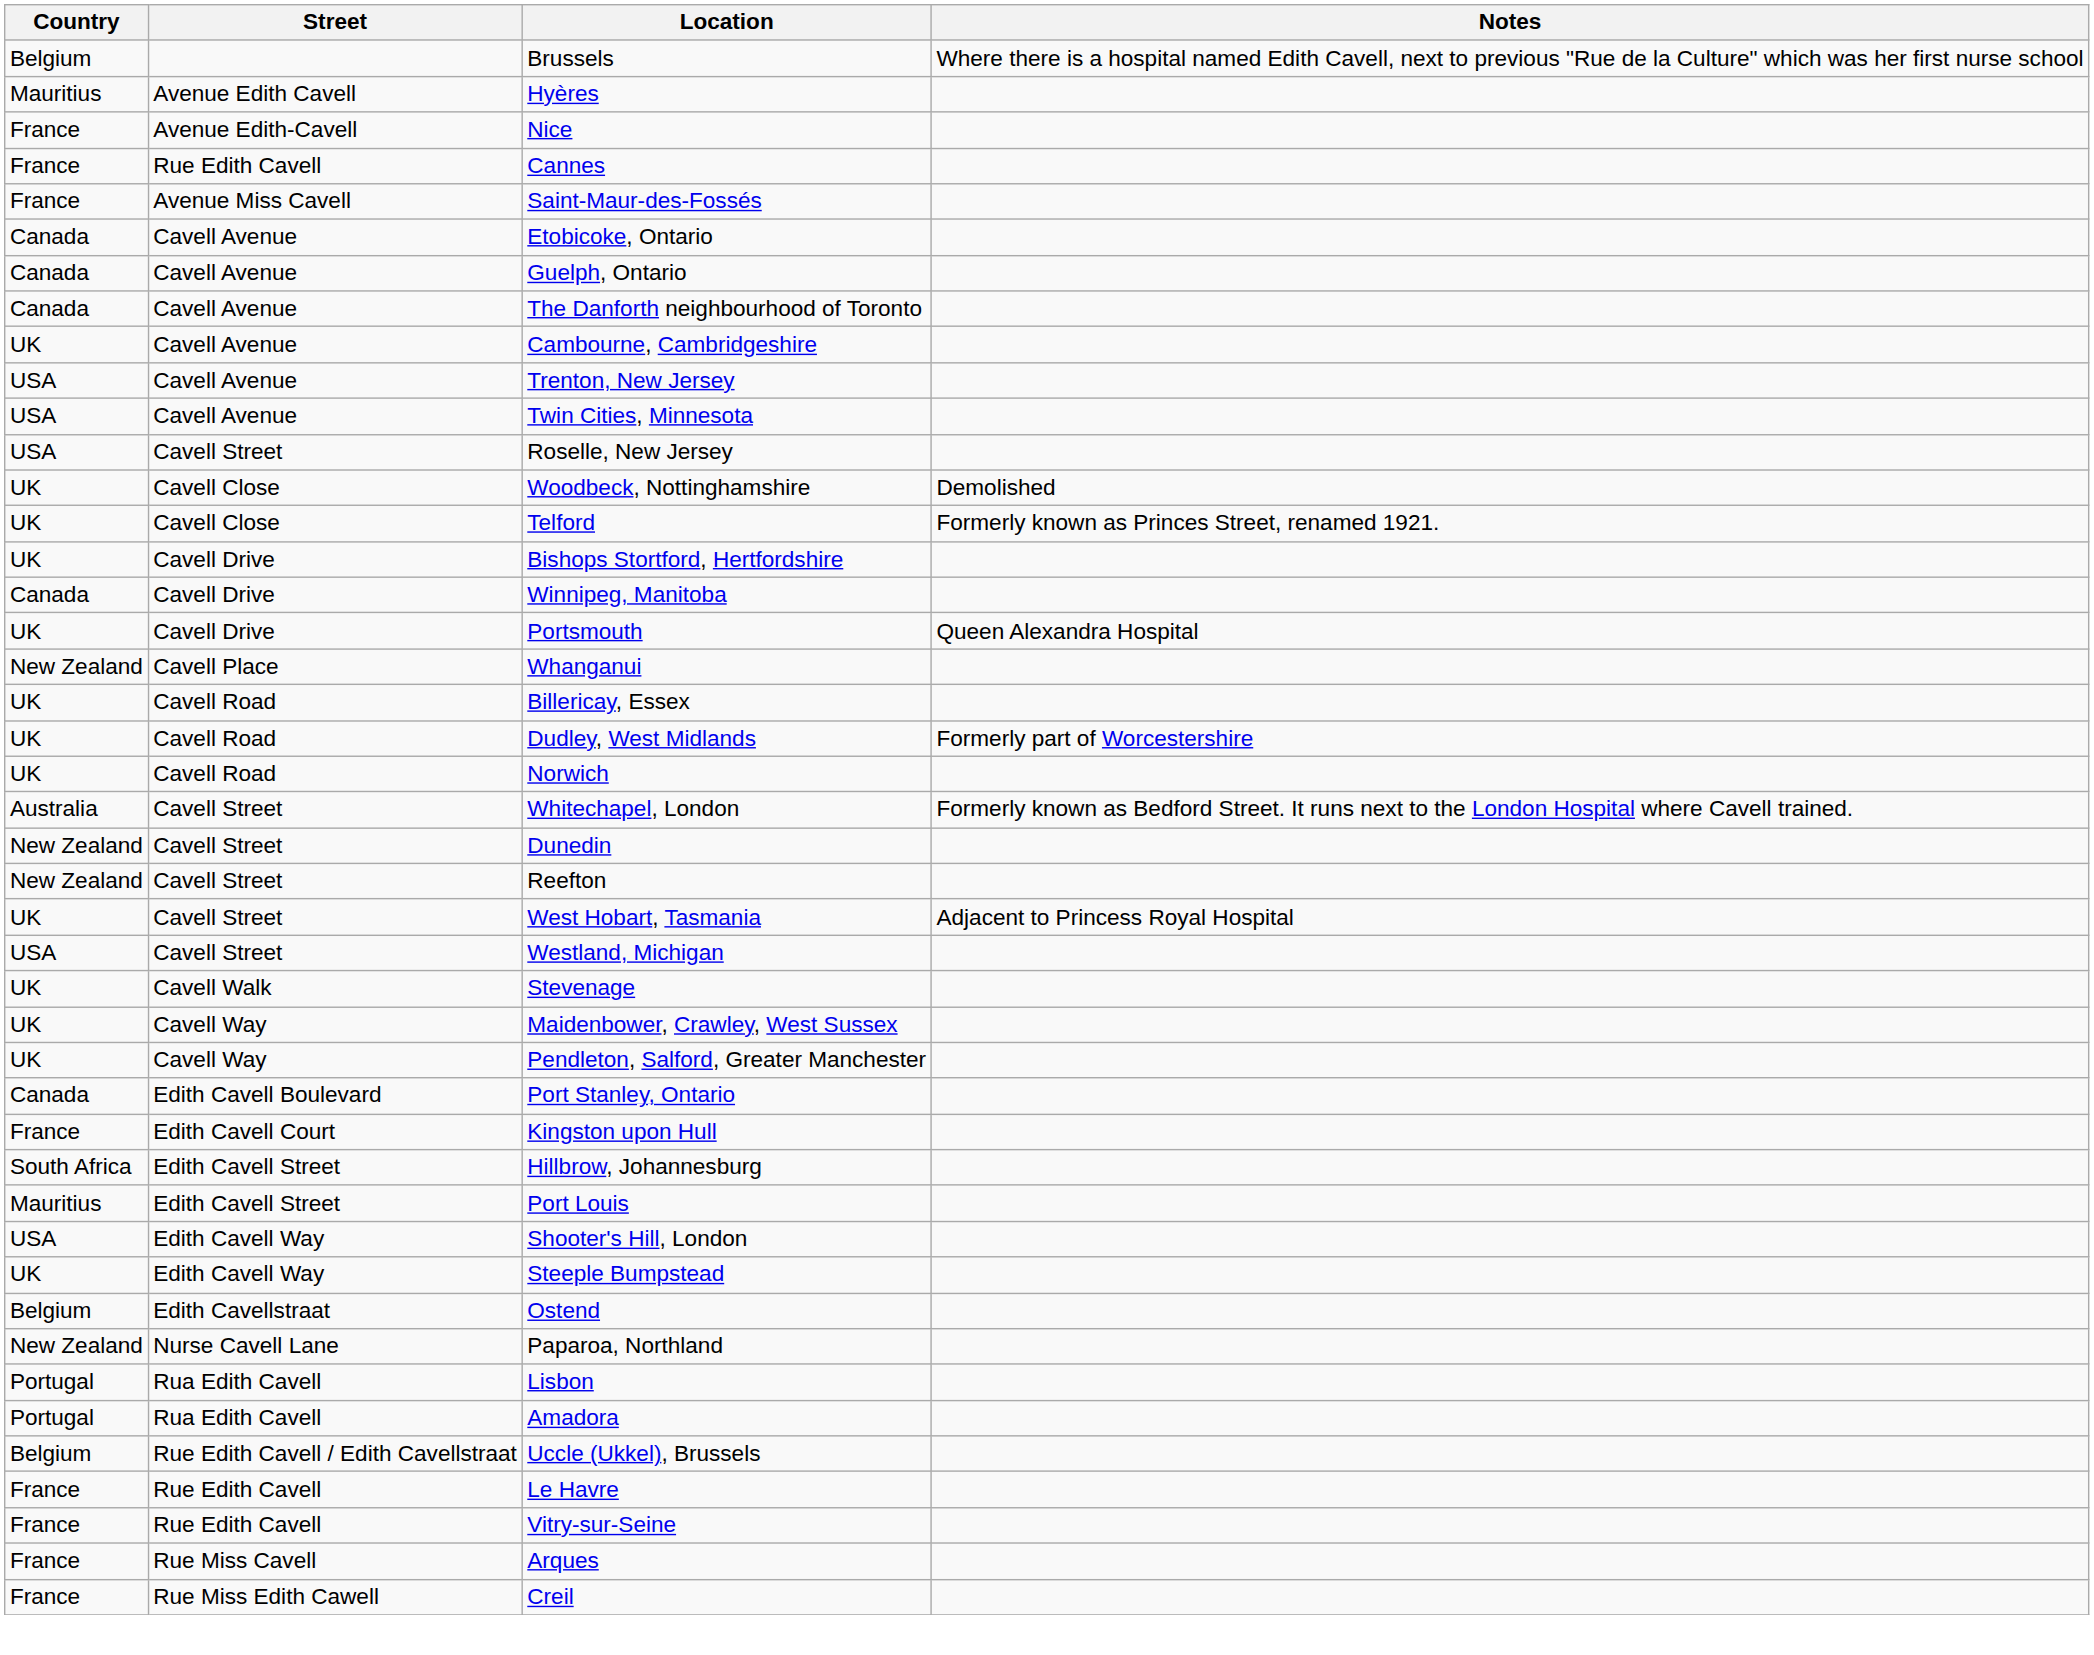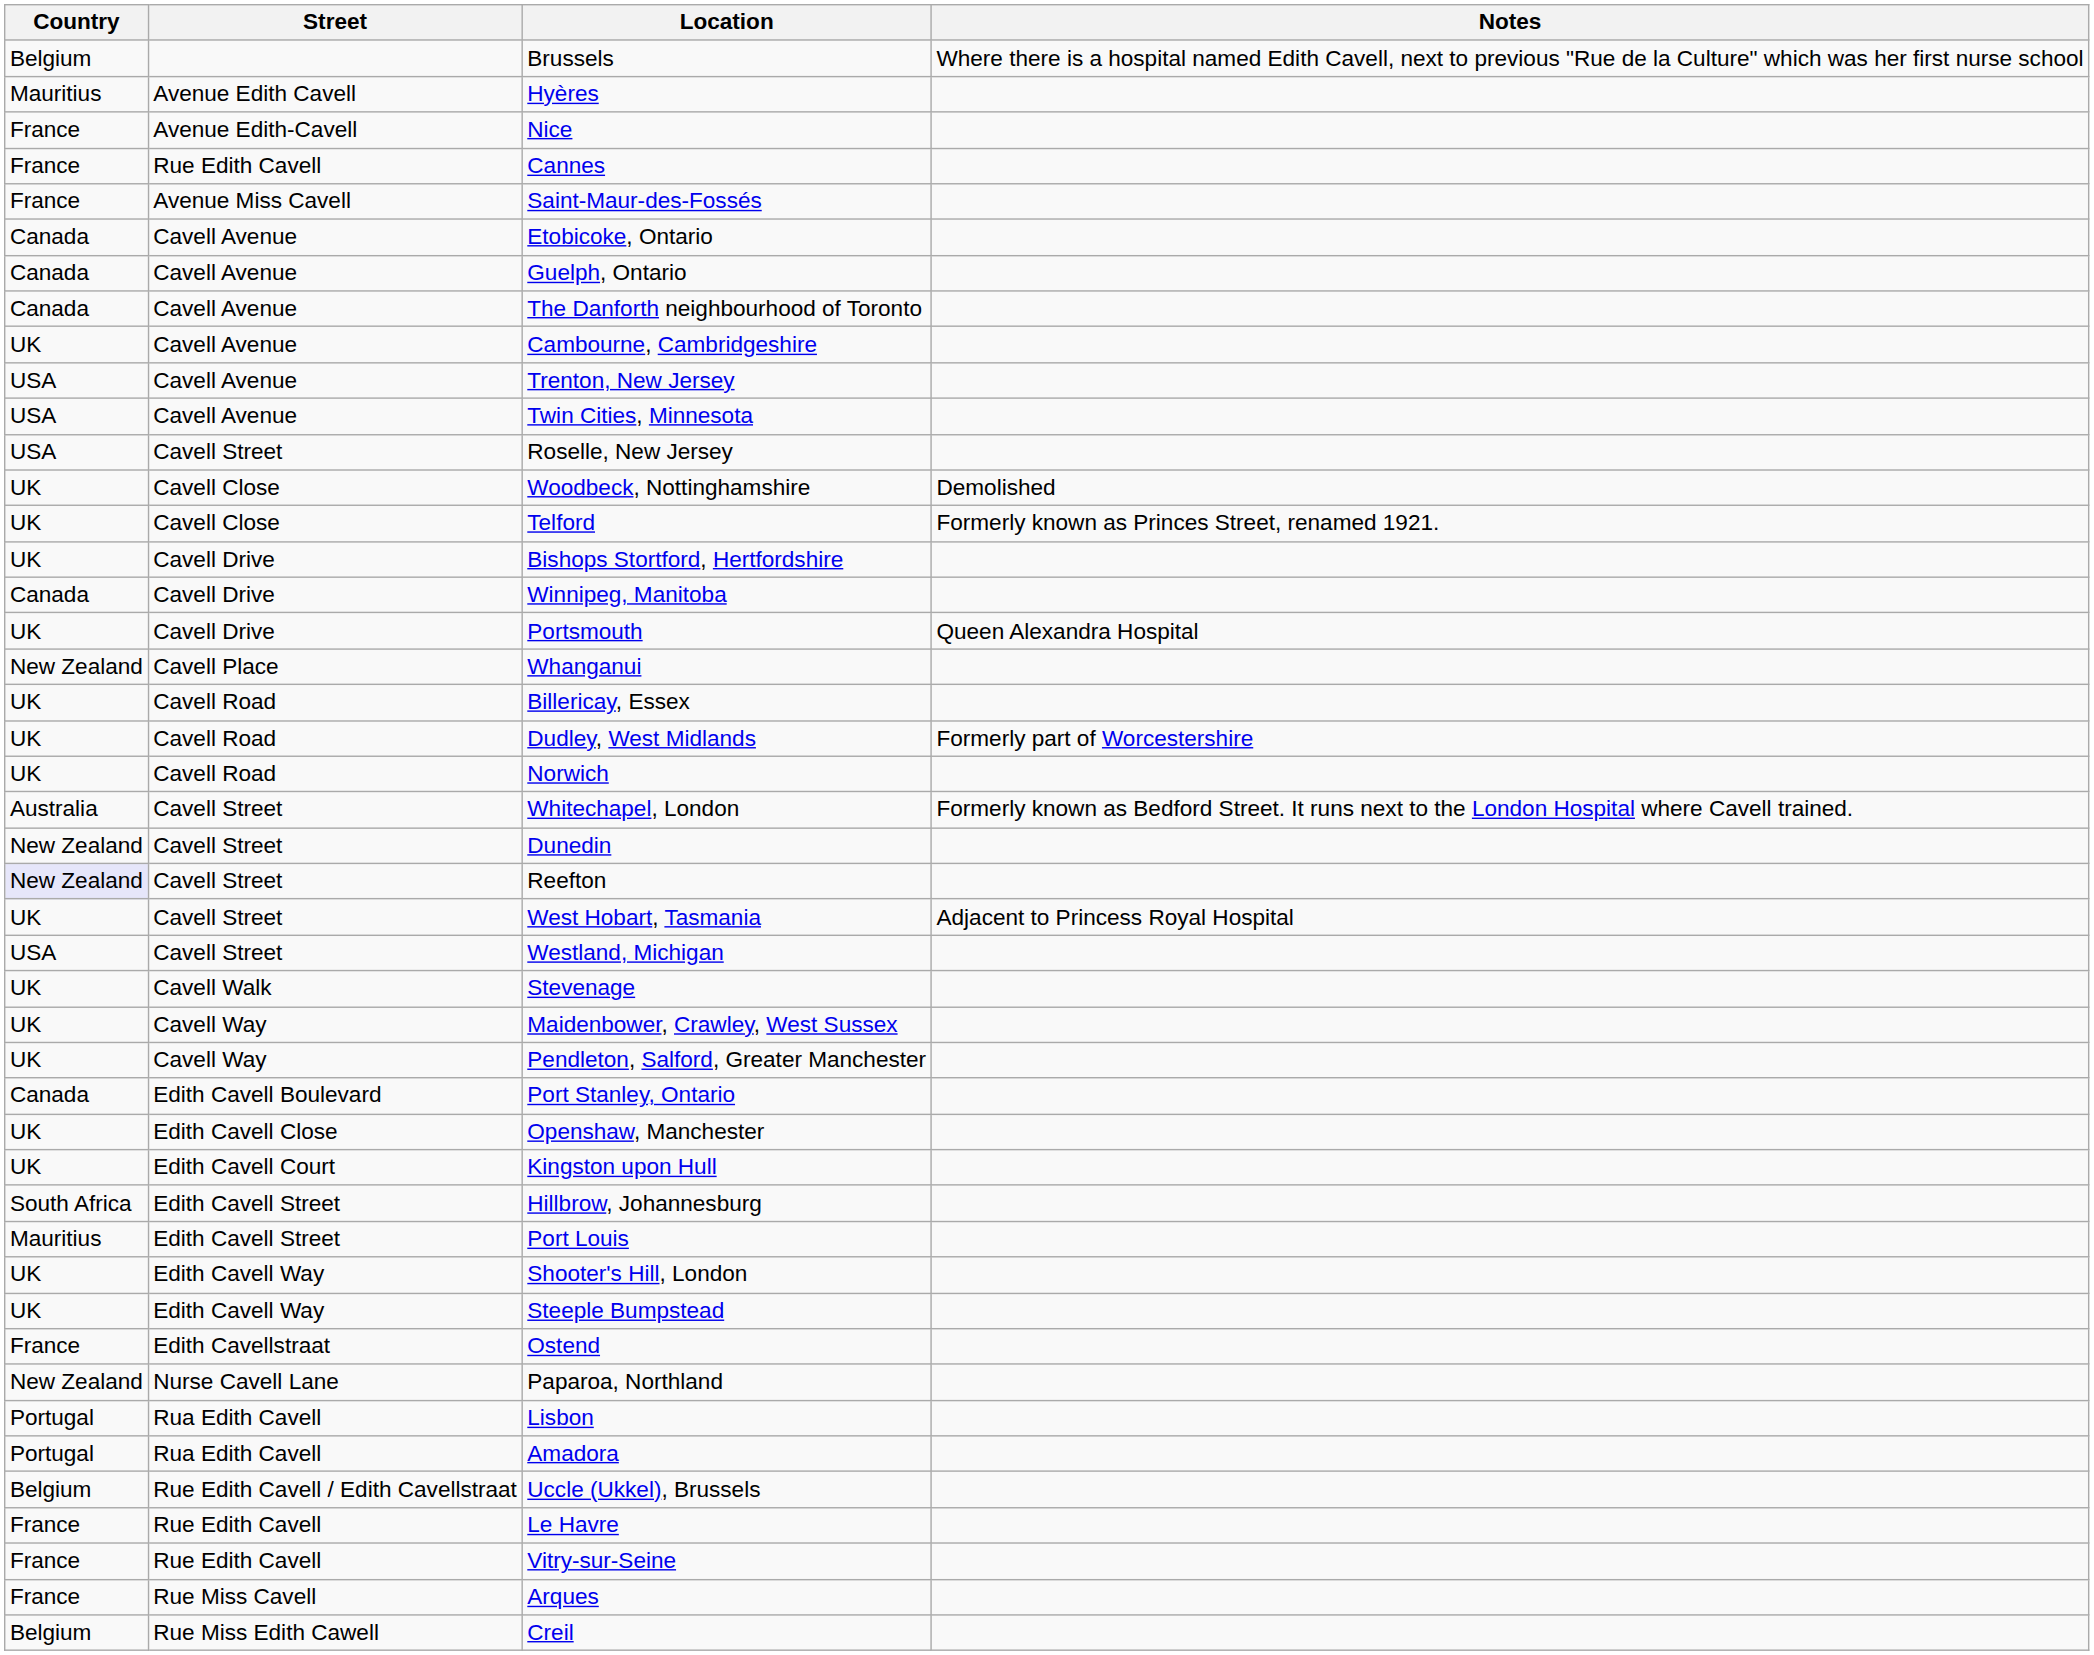(76, 881) no background -> (76, 881) lavender background
+ row: (646, 1131)
(45, 1131) France -> (26, 1167) UK
(33, 1238) USA -> (26, 1274) UK
(51, 1310) Belgium -> (45, 1346) France
(45, 1596) France -> (51, 1632) Belgium
